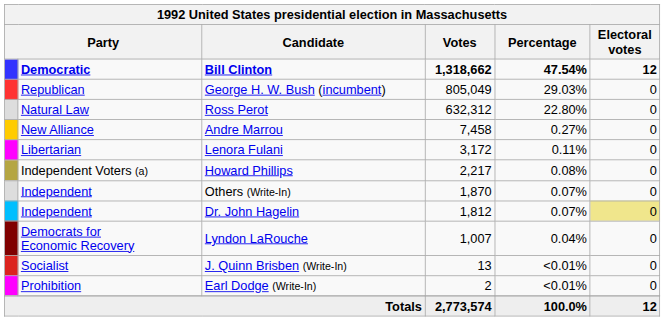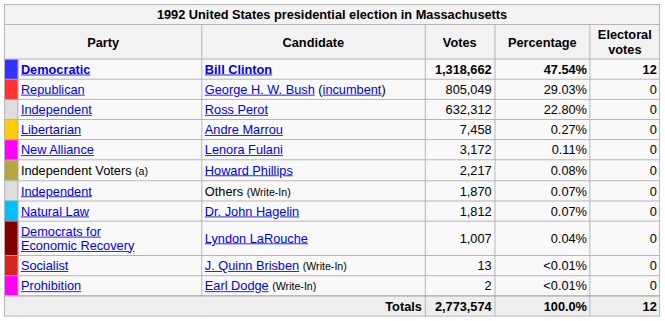(55, 110) Natural Law -> (56, 110) Independent
(57, 130) New Alliance -> (51, 130) Libertarian
(51, 150) Libertarian -> (57, 150) New Alliance
(56, 211) Independent -> (55, 211) Natural Law
(653, 211) khaki background -> (653, 211) no background
